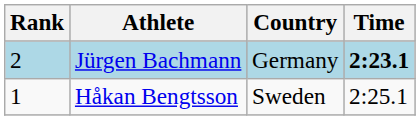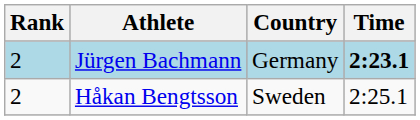(16, 96) 1 -> (16, 96) 2
